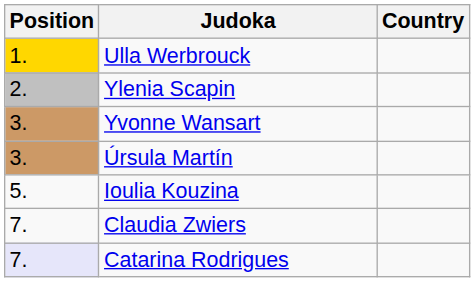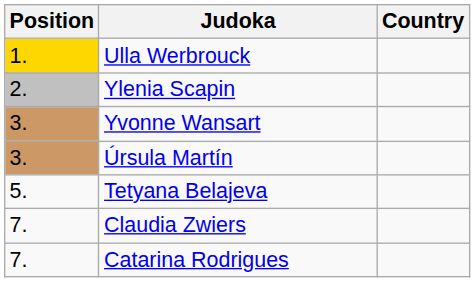+ row: (186, 191)
- row: (171, 191)
(19, 259) lavender background -> (19, 259) no background
